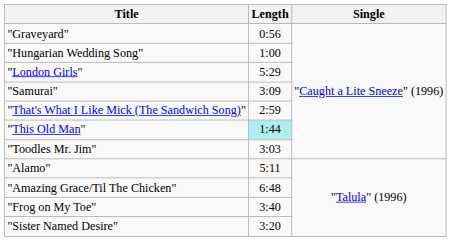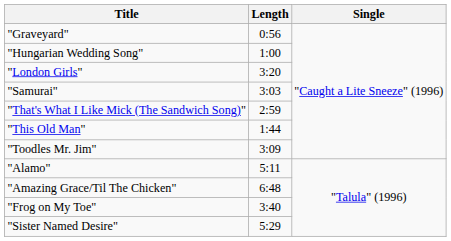(270, 72) 5:29 -> (270, 72) 3:20
(270, 91) 3:09 -> (270, 91) 3:03
(270, 130) paleturquoise background -> (270, 130) no background
(270, 149) 3:03 -> (270, 149) 3:09
(270, 226) 3:20 -> (270, 226) 5:29
